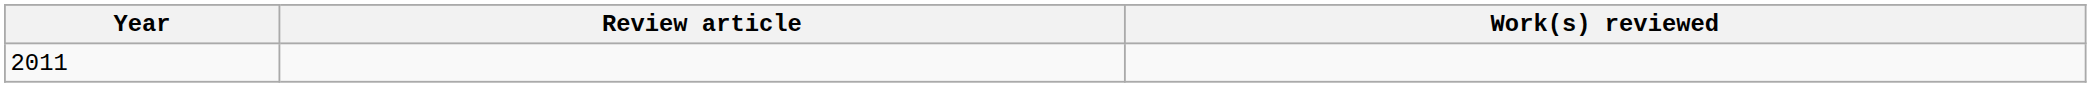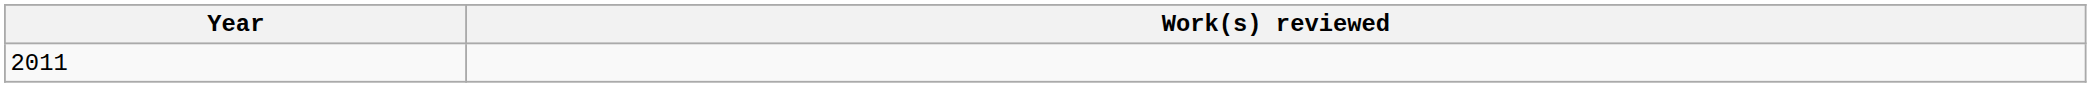- column: (702, 24)
